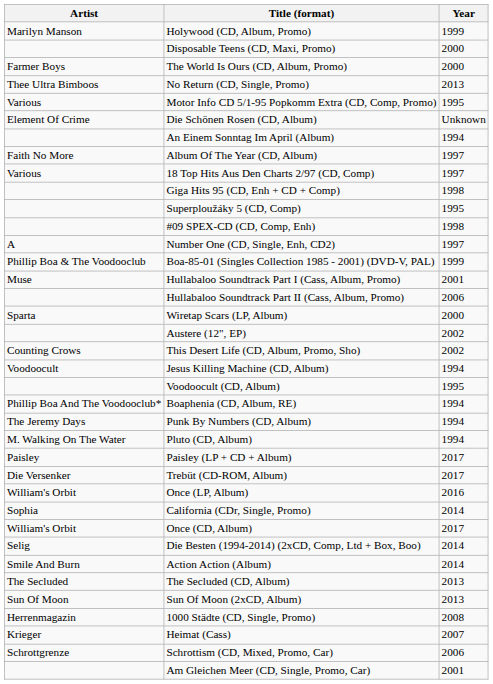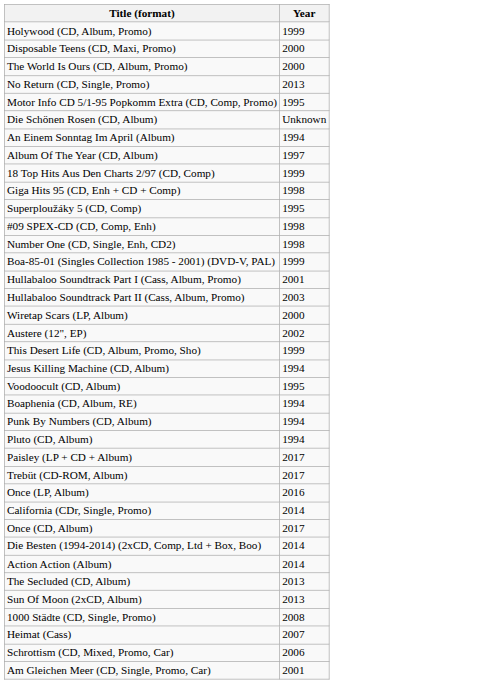- column: (84, 13)
(453, 173) 1997 -> (293, 173) 1999
(453, 244) 1997 -> (293, 244) 1998
(453, 297) 2006 -> (293, 297) 2003
(453, 350) 2002 -> (293, 350) 1999
